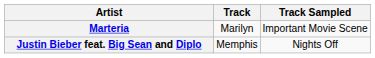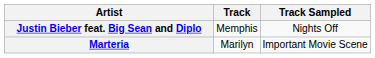rows swapped: (109, 45) <-> (109, 28)
